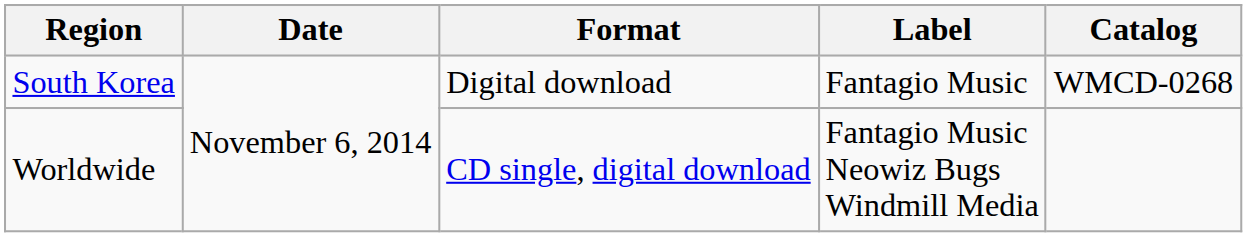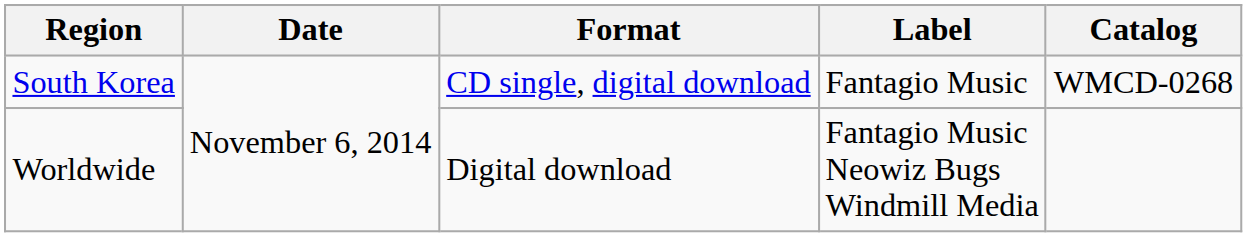(559, 81) Digital download -> (628, 81) CD single, digital download
(628, 169) CD single, digital download -> (559, 169) Digital download
